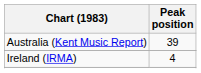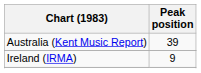(173, 59) 4 -> (173, 59) 9
